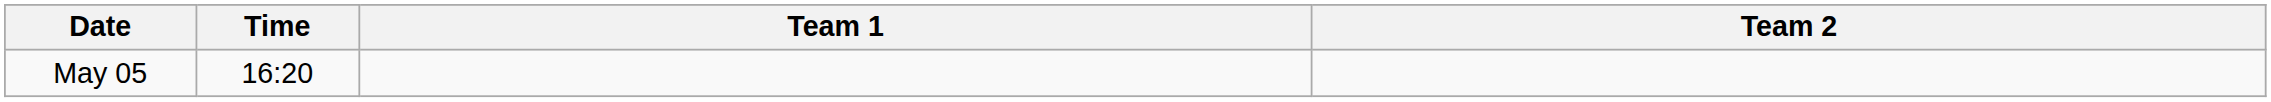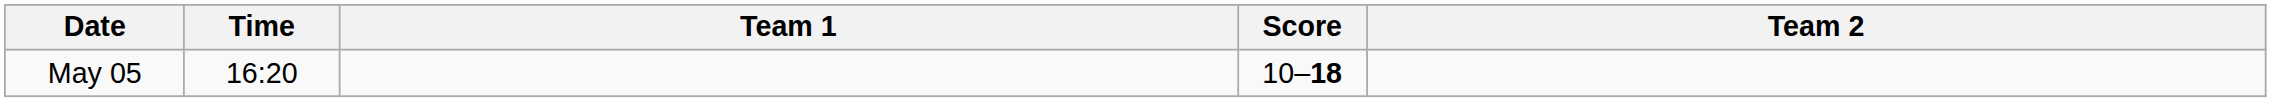+ column: (1302, 27)
